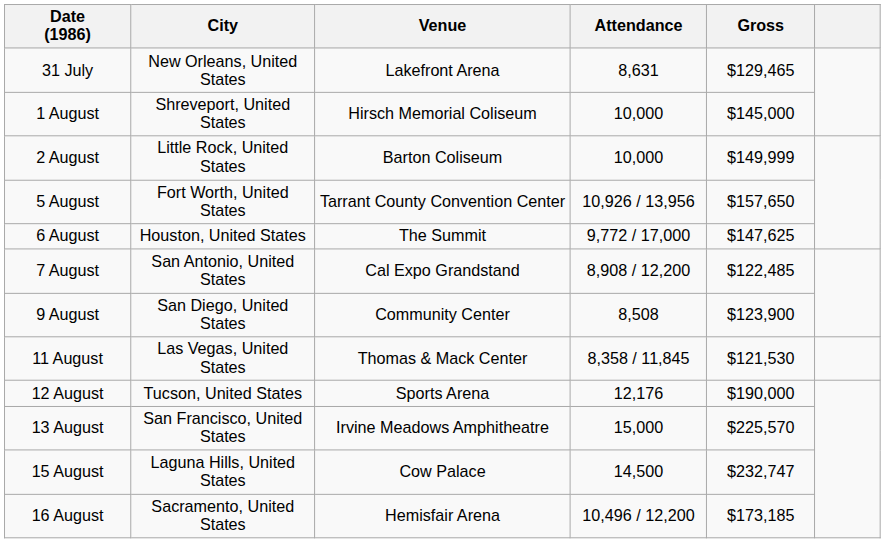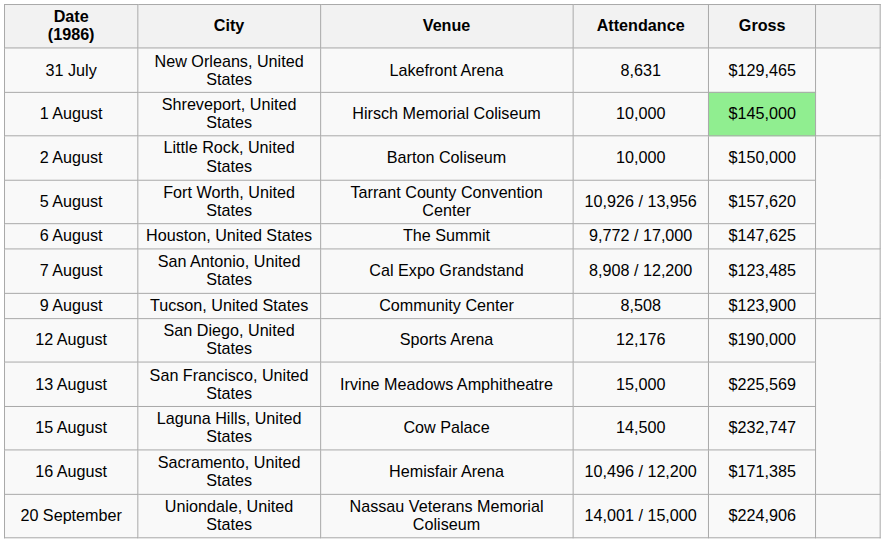(761, 114) no background -> (762, 114) lightgreen background
(761, 157) $149,999 -> (762, 157) $150,000
(761, 201) $157,650 -> (762, 201) $157,620
(761, 271) $122,485 -> (762, 271) $123,485
(223, 314) San Diego, United States -> (229, 305) Tucson, United States
- row: (68, 358)
(223, 393) Tucson, United States -> (229, 340) San Diego, United States
(761, 428) $225,570 -> (762, 384) $225,569
(761, 515) $173,185 -> (762, 471) $171,385
+ row: (71, 515)
